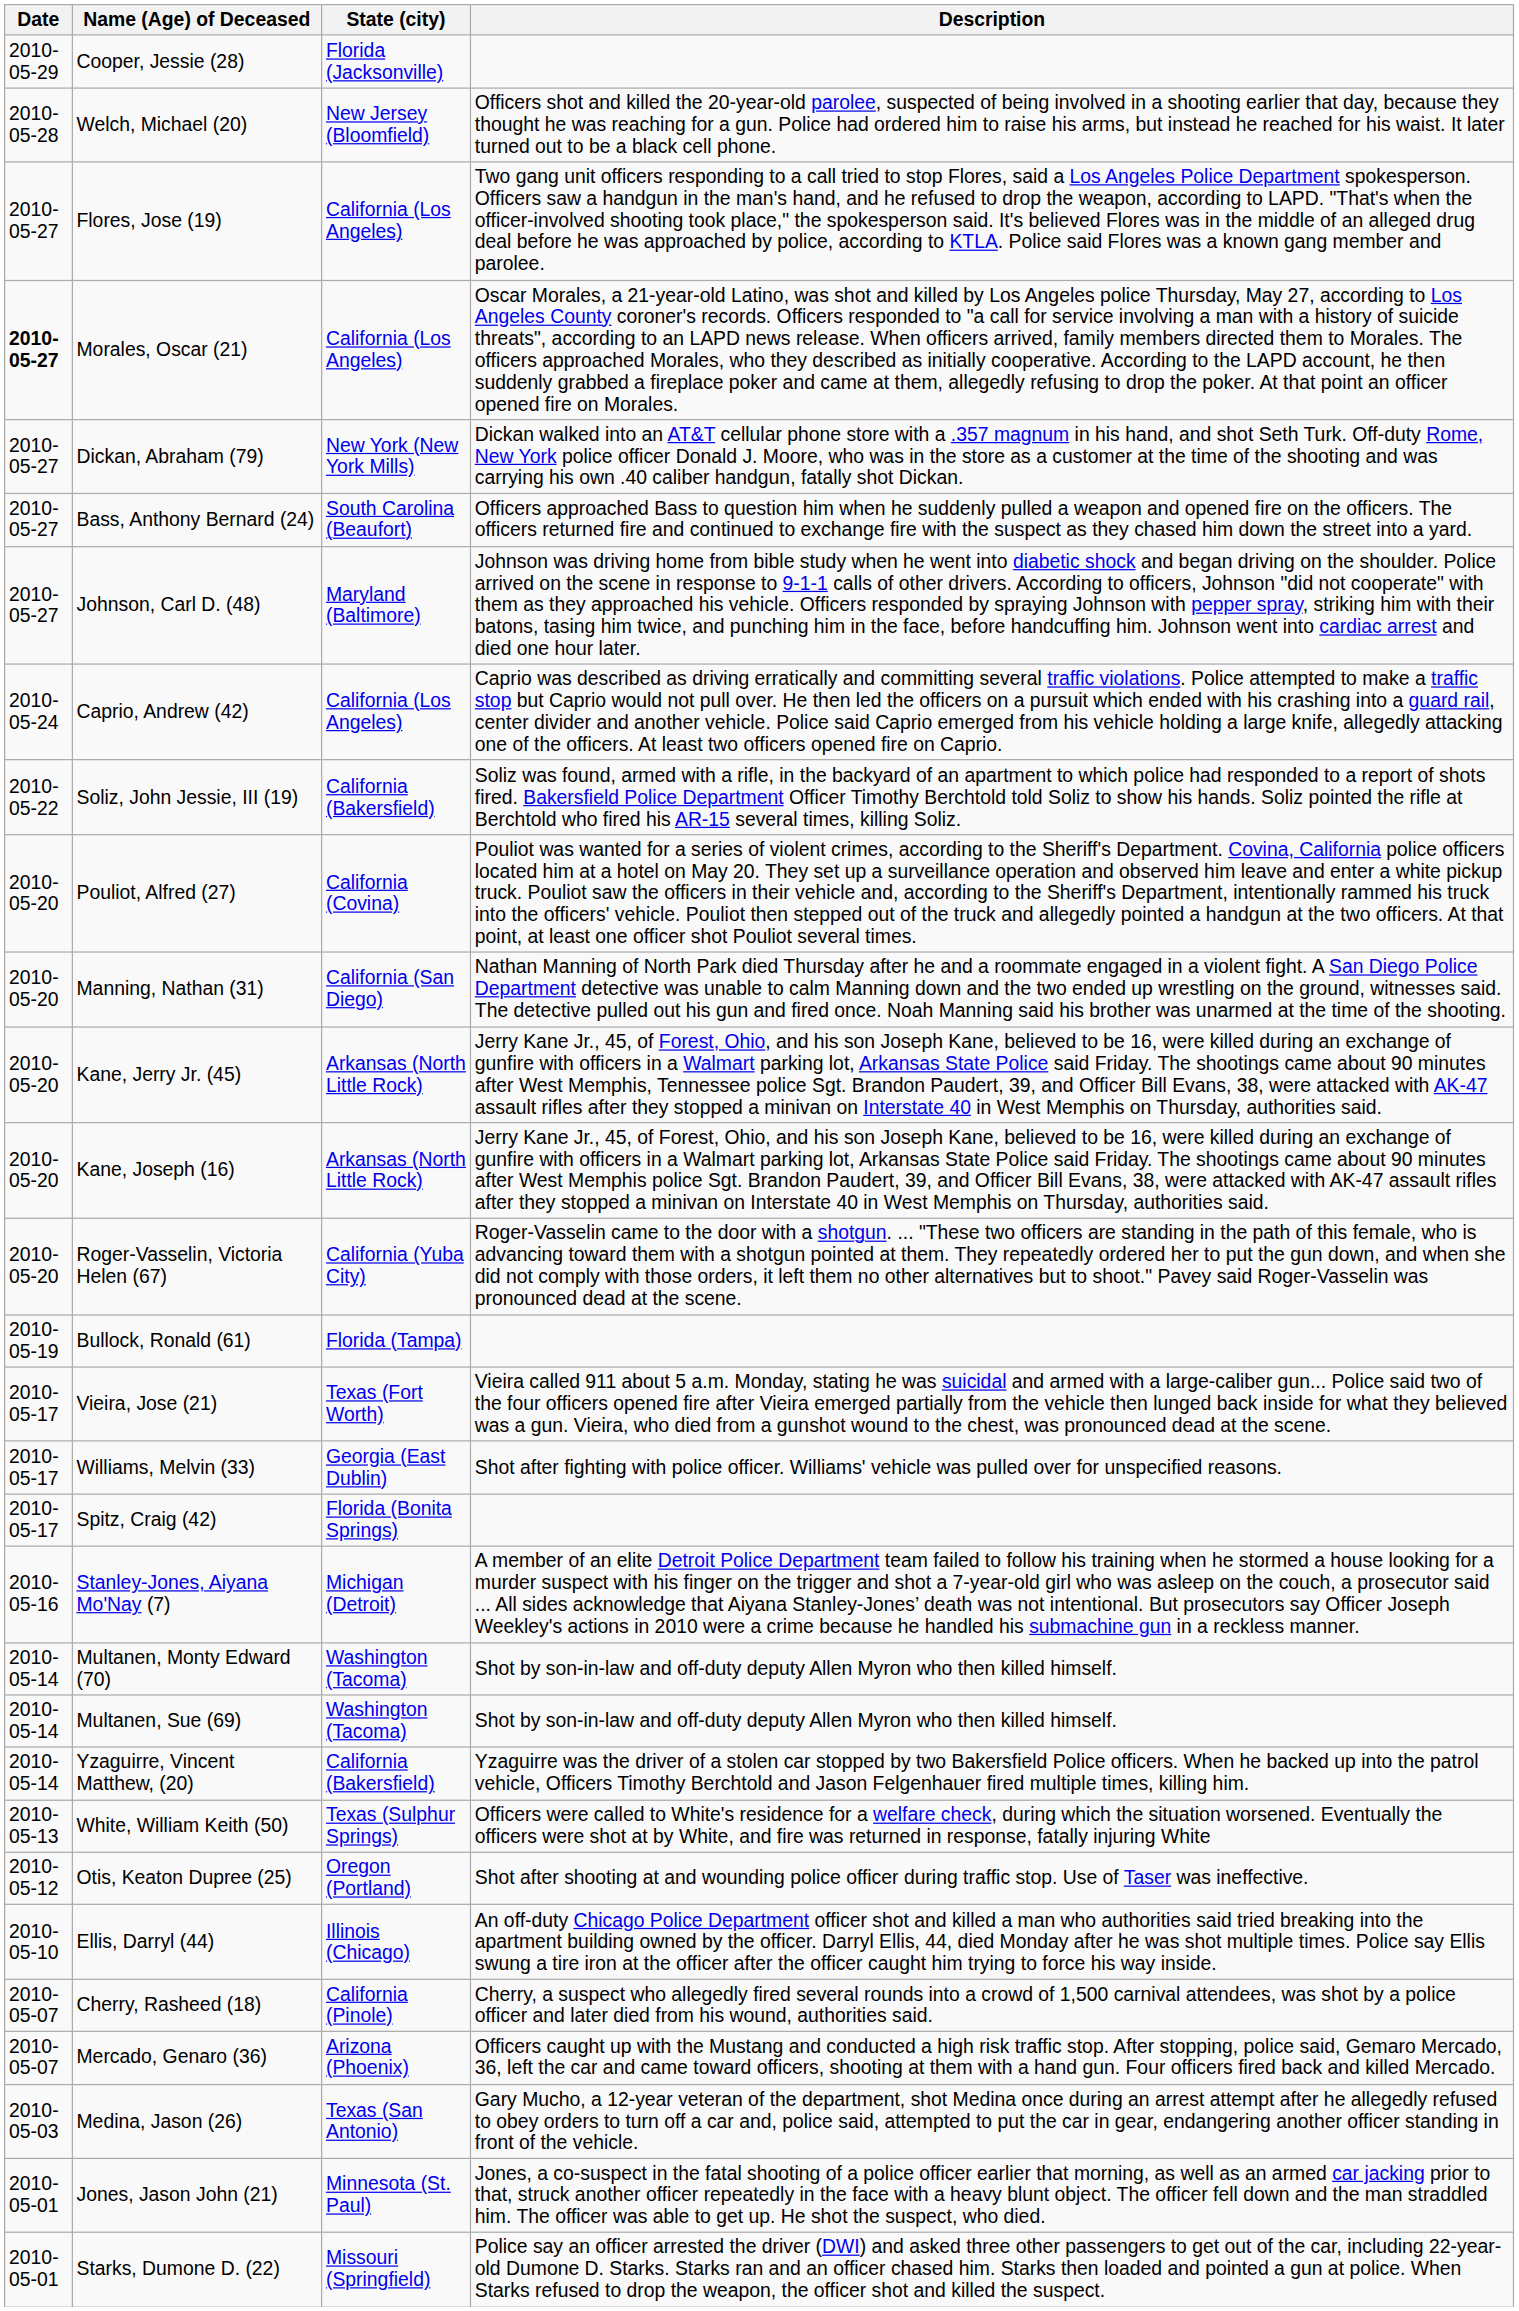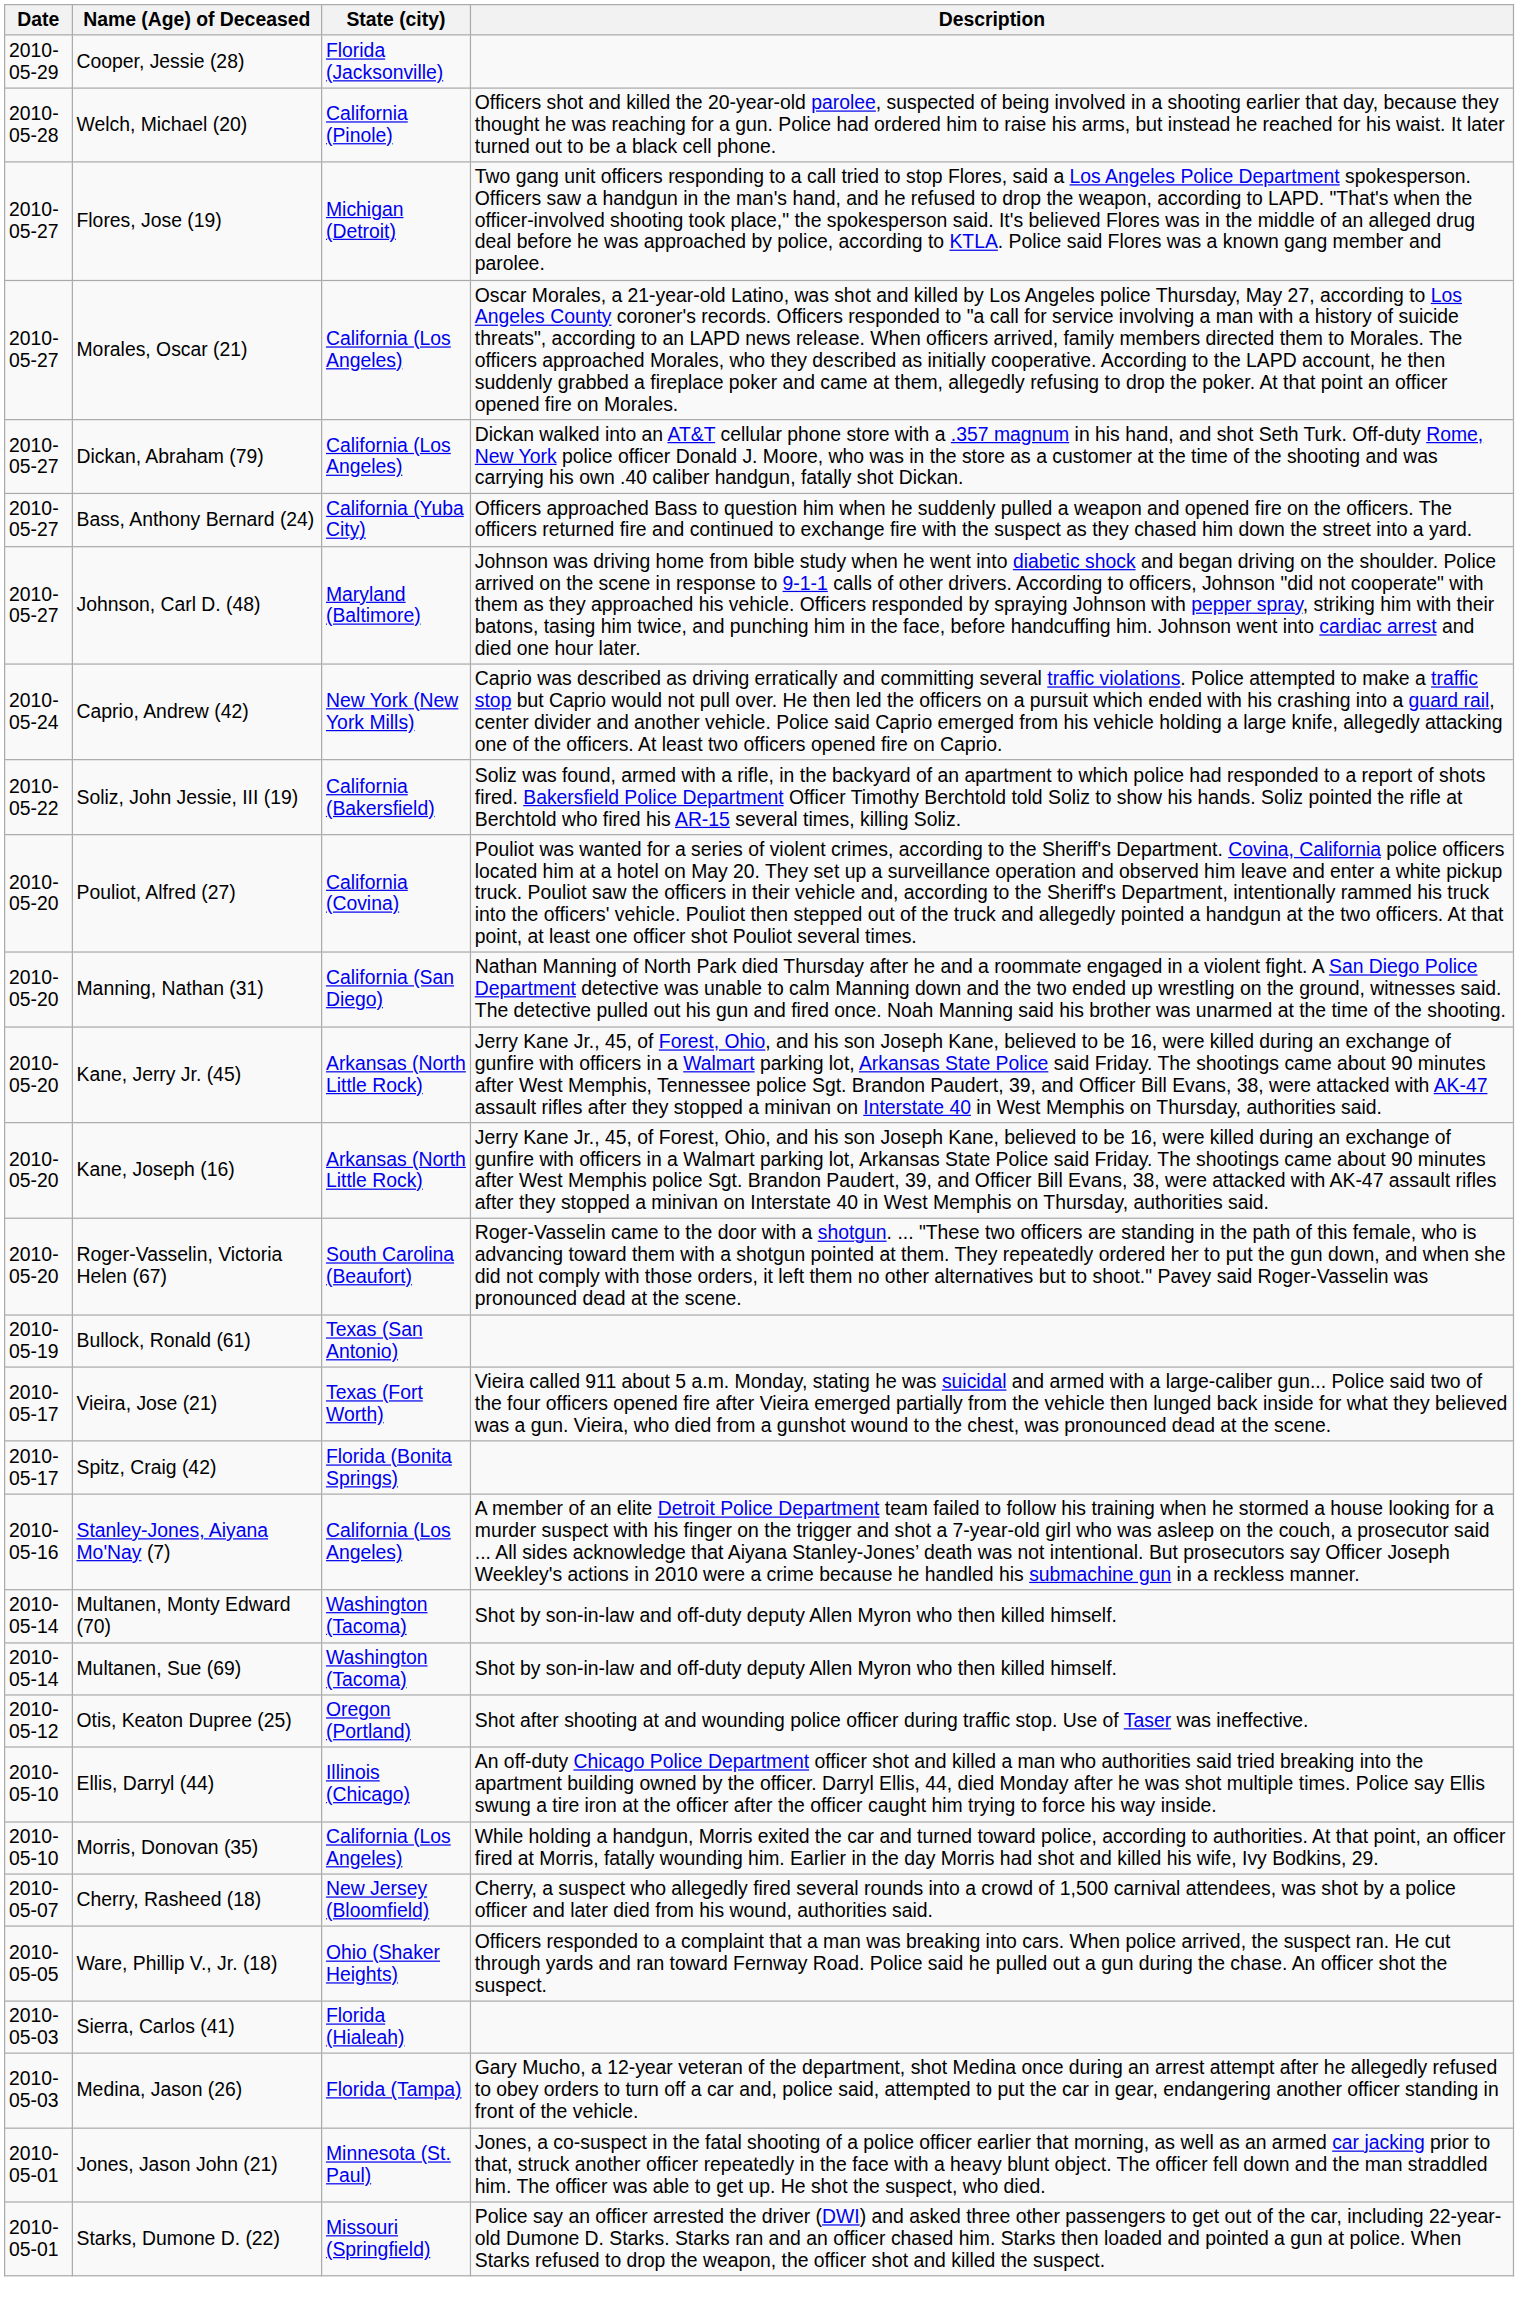(378, 124) New Jersey (Bloomfield) -> (367, 124) California (Pinole)
(388, 220) California (Los Angeles) -> (365, 220) Michigan (Detroit)
(34, 349) bold -> (34, 349) normal
(392, 456) New York (New York Mills) -> (388, 456) California (Los Angeles)
(390, 519) South Carolina (Beaufort) -> (395, 519) California (Yuba City)
(388, 711) California (Los Angeles) -> (392, 711) New York (New York Mills)
(395, 1266) California (Yuba City) -> (390, 1266) South Carolina (Beaufort)
(394, 1340) Florida (Tampa) -> (374, 1340) Texas (San Antonio)
- row: (166, 1467)
(365, 1594) Michigan (Detroit) -> (388, 1541) California (Los Angeles)
- row: (155, 1773)
- row: (182, 1825)
+ row: (167, 1847)
(367, 2005) California (Pinole) -> (378, 1900) New Jersey (Bloomfield)
- row: (172, 2057)
+ row: (177, 1963)
+ row: (156, 2026)
(374, 2121) Texas (San Antonio) -> (394, 2090) Florida (Tampa)
